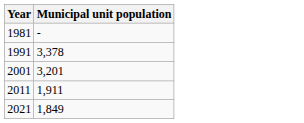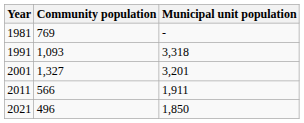+ column: (97, 14)
(50, 52) 3,378 -> (175, 52) 3,318
(50, 109) 1,849 -> (175, 109) 1,850
